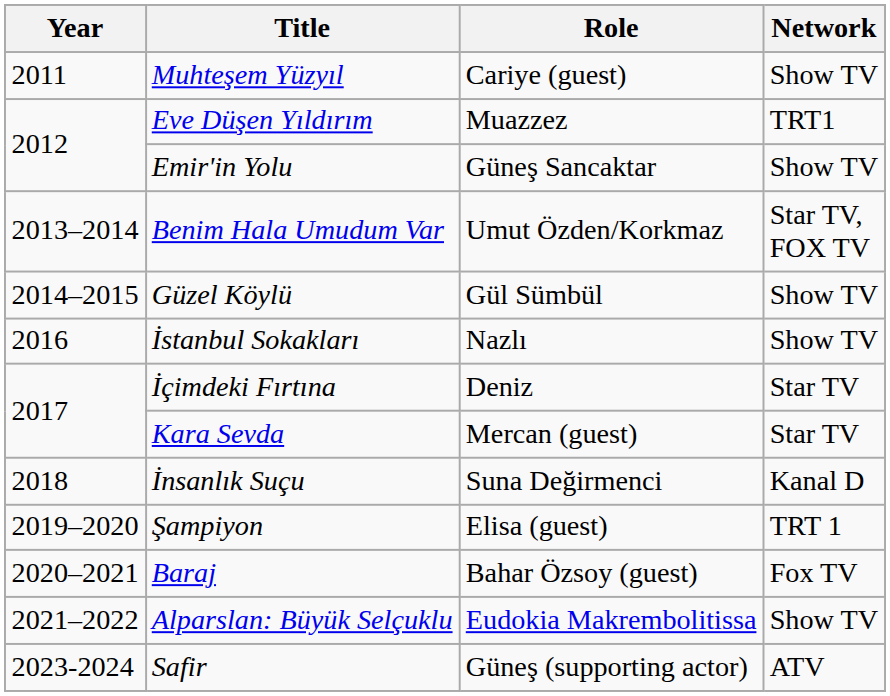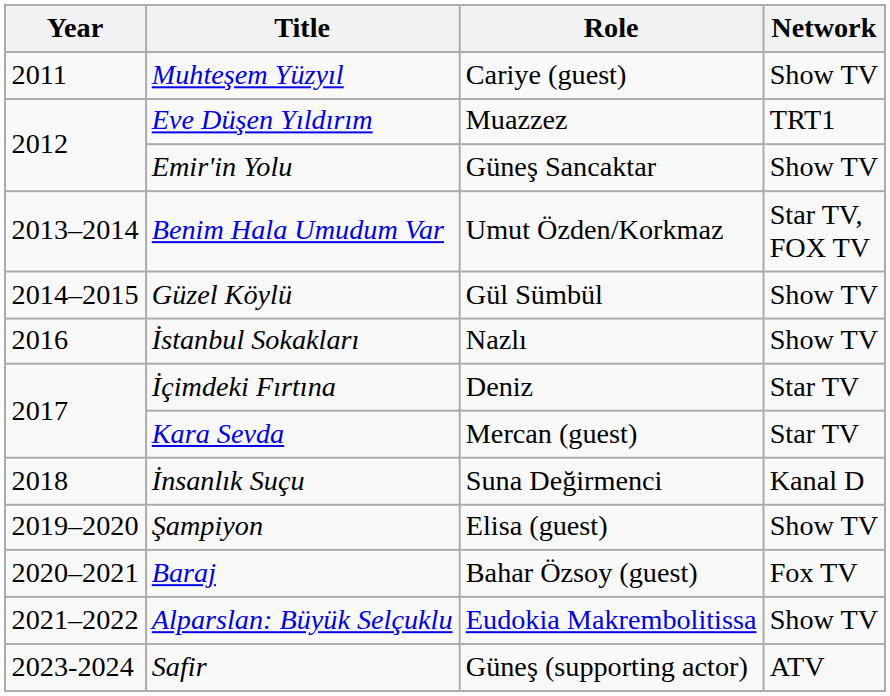(806, 526) TRT 1 -> (824, 526) Show TV
